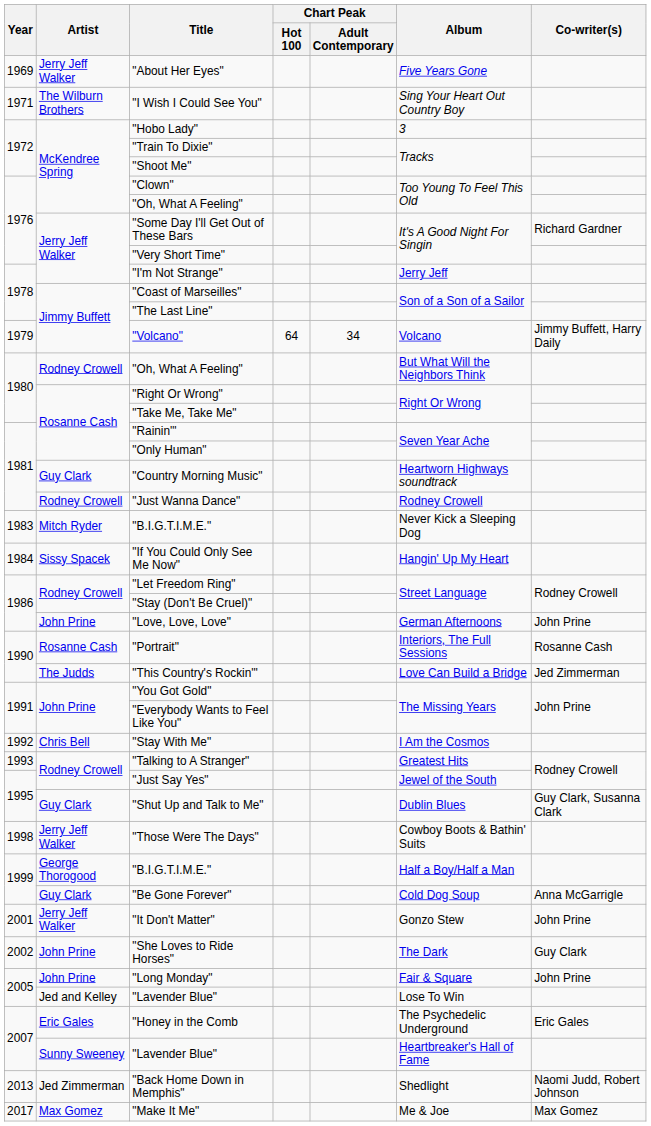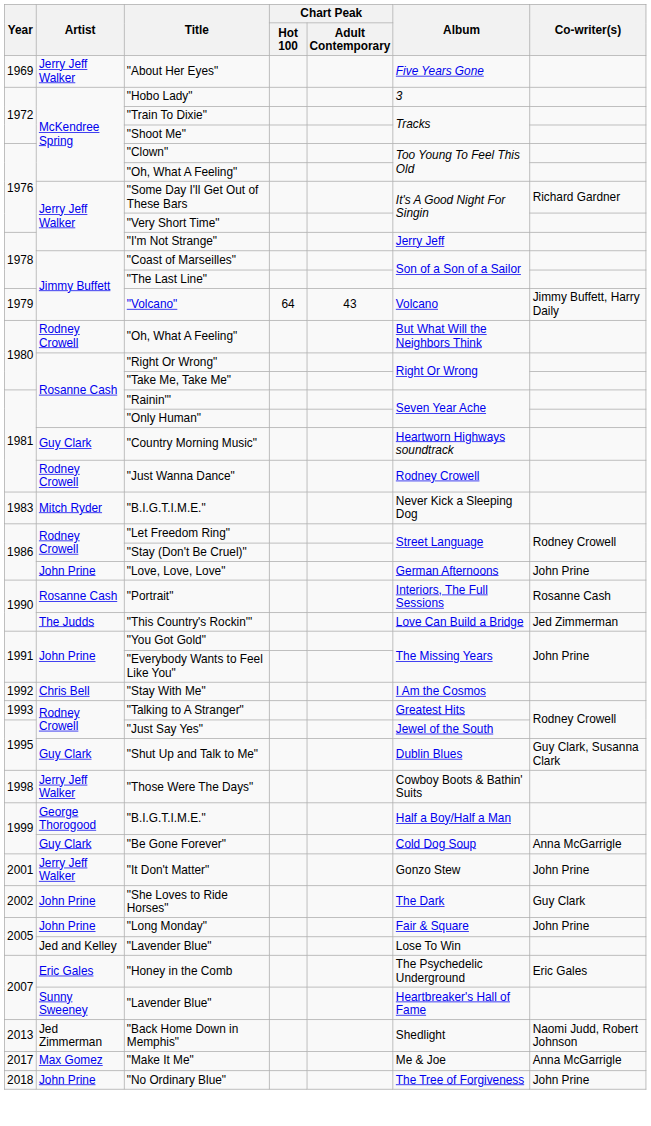- row: (20, 103)
(353, 336) 34 -> (350, 304) 43
- row: (20, 558)
(566, 1111) Max Gomez -> (577, 1061) Anna McGarrigle
+ row: (20, 1079)
